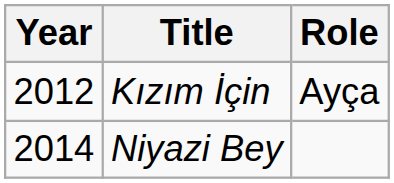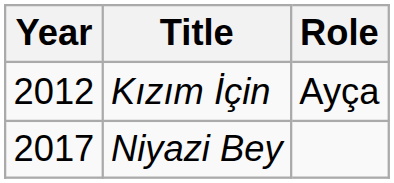(54, 148) 2014 -> (54, 148) 2017
